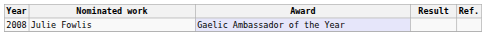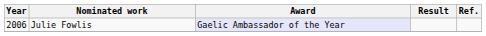(17, 25) 2008 -> (17, 25) 2006
